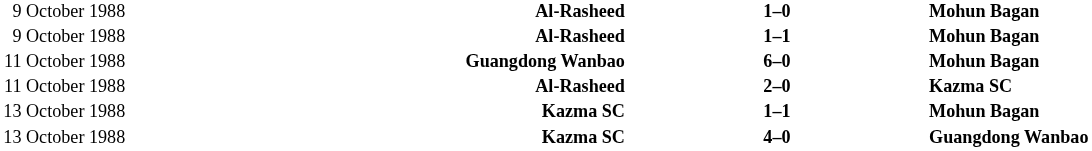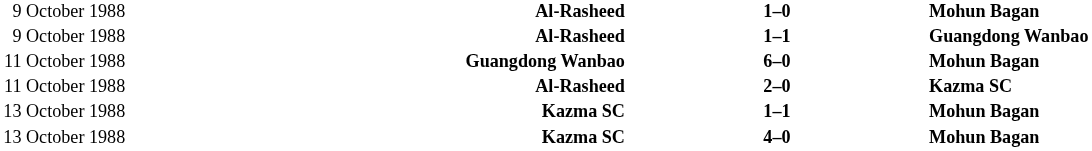(984, 36) Mohun Bagan -> (1009, 36) Guangdong Wanbao
(1009, 136) Guangdong Wanbao -> (984, 136) Mohun Bagan
